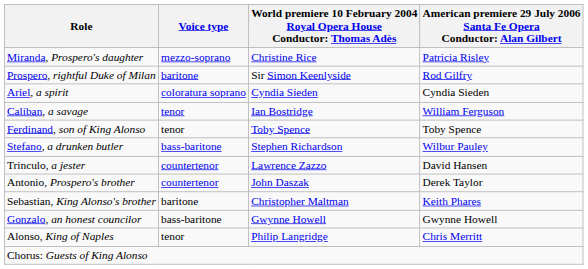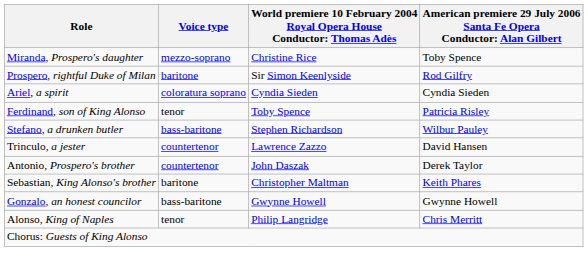(456, 57) Patricia Risley -> (452, 57) Toby Spence
- row: (48, 111)
(452, 129) Toby Spence -> (456, 111) Patricia Risley
